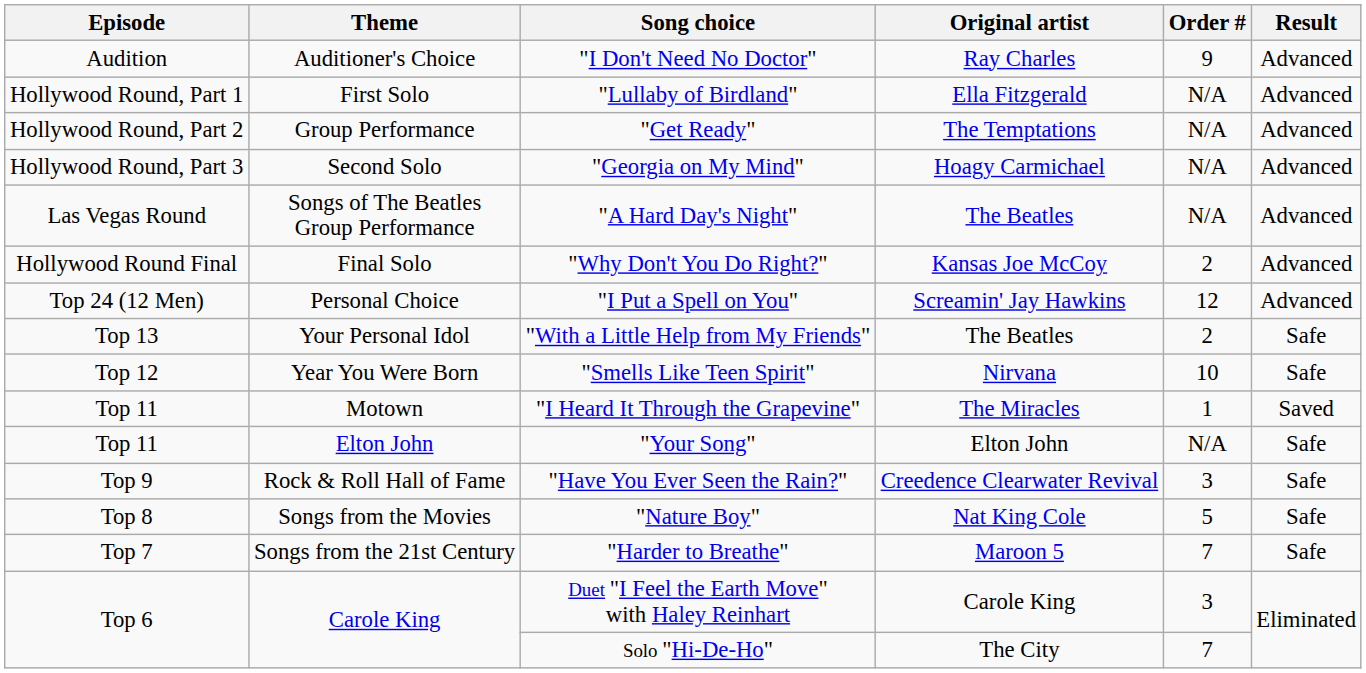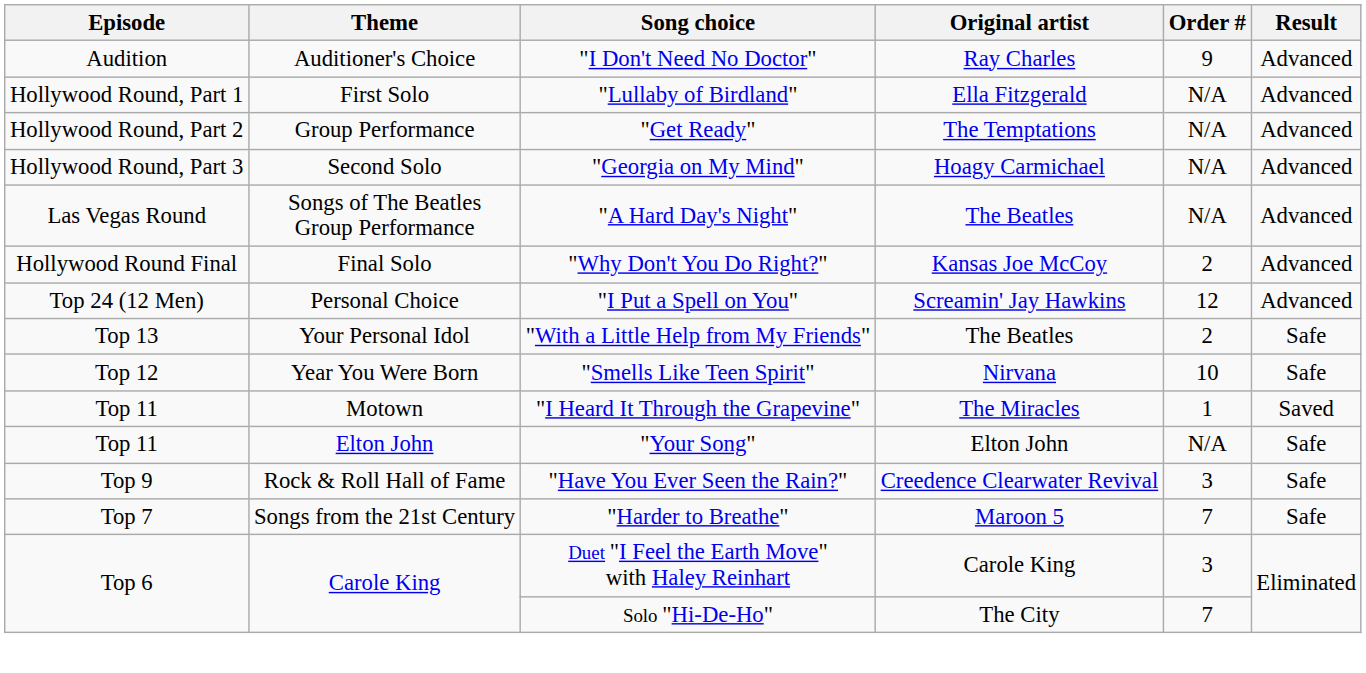- row: (698, 516)
